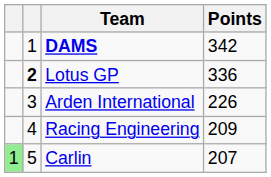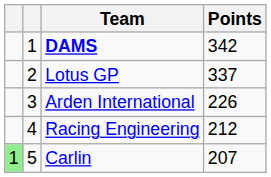(32, 74) bold -> (32, 74) normal
(223, 74) 336 -> (223, 74) 337
(223, 130) 209 -> (223, 130) 212
